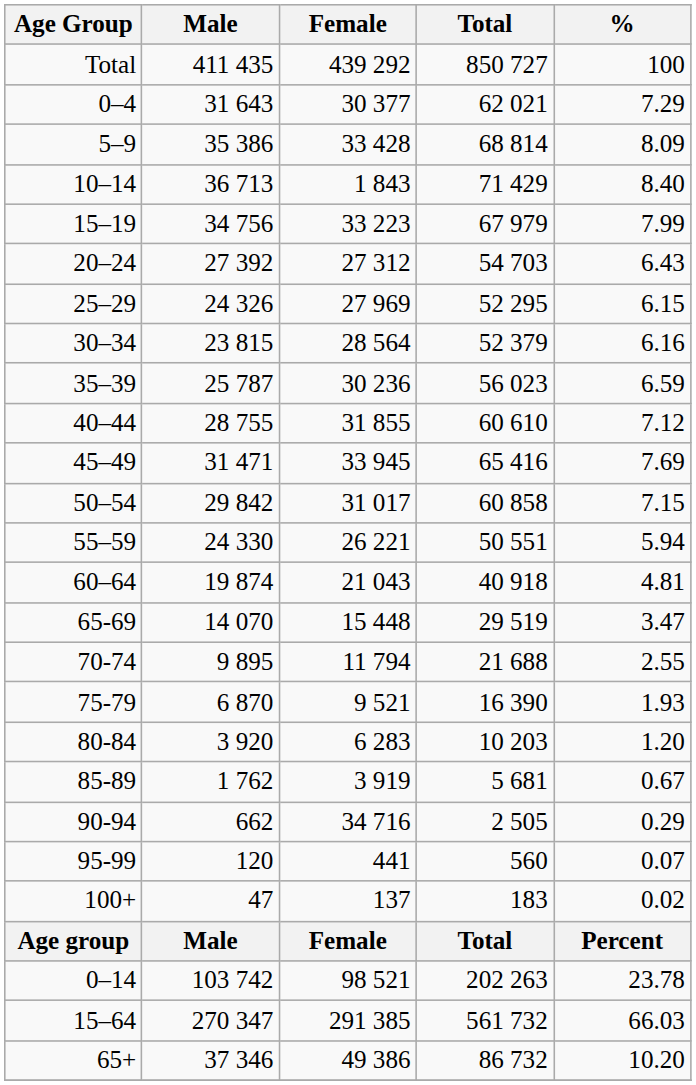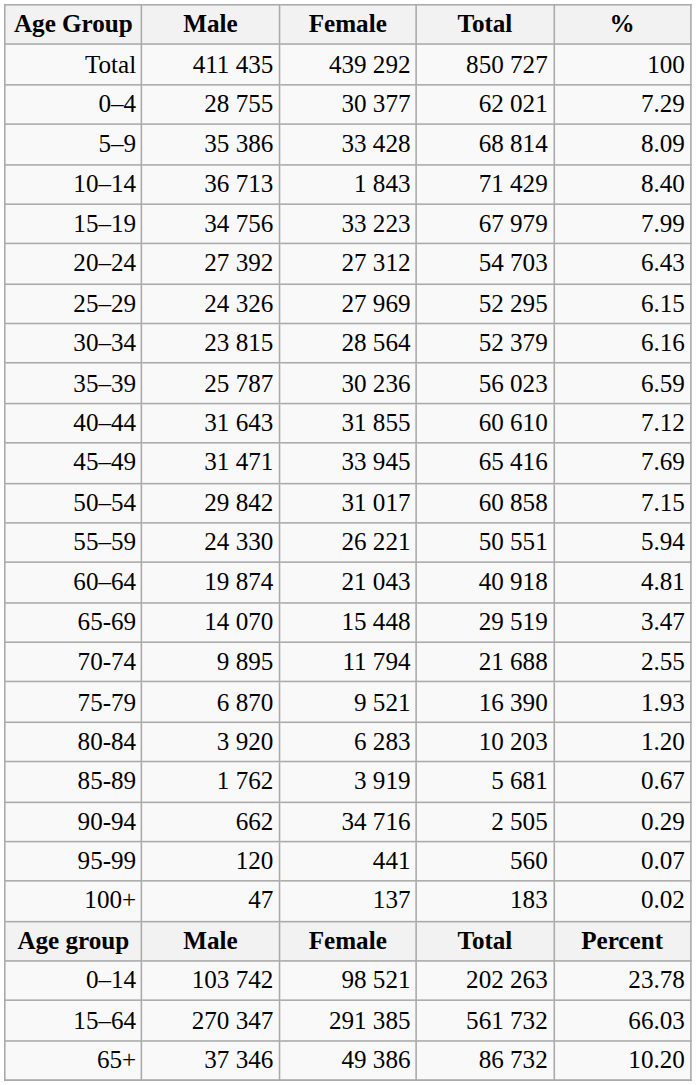(239, 104) 31 643 -> (239, 104) 28 755
(239, 422) 28 755 -> (239, 422) 31 643
